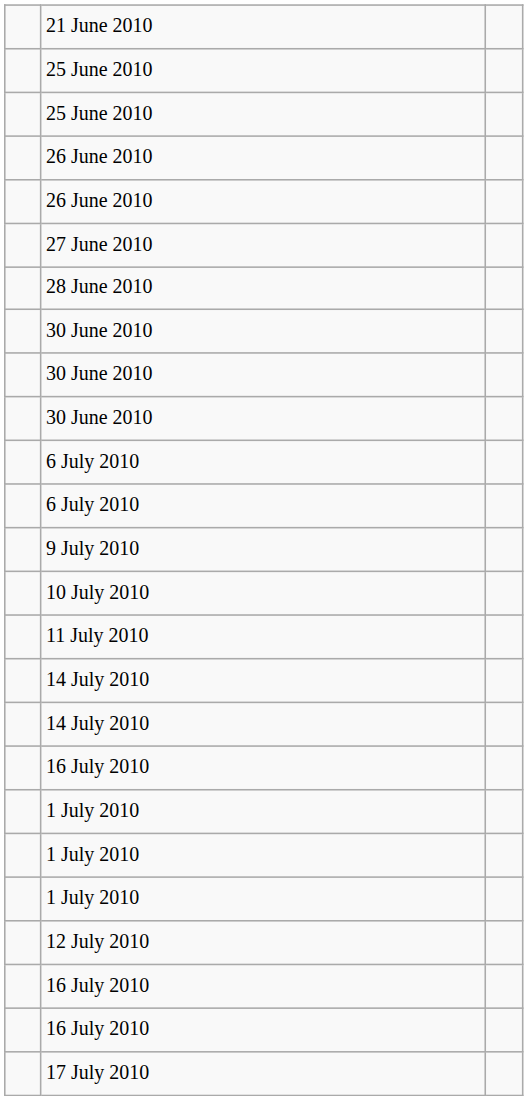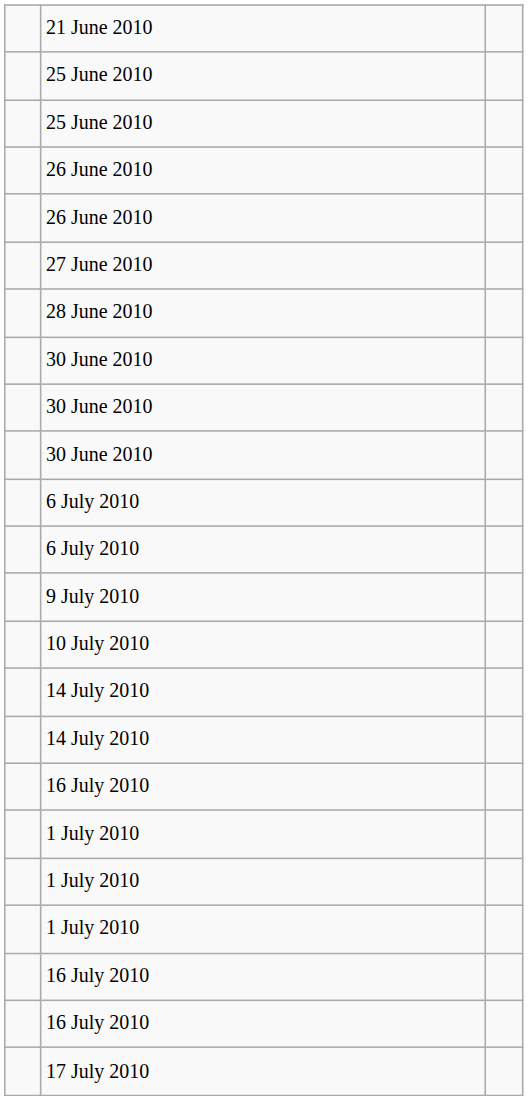- row: (23, 637)
- row: (23, 942)
